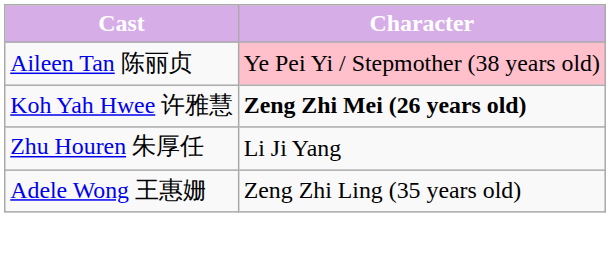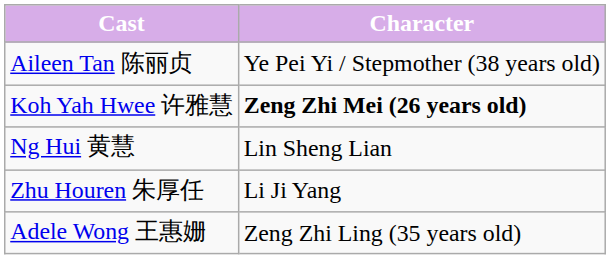(422, 63) pink background -> (422, 63) no background
+ row: (72, 147)
